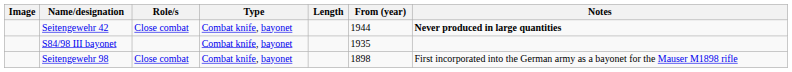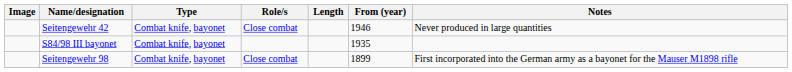columns swapped: (254, 12) <-> (166, 12)
(361, 28) 1944 -> (361, 28) 1946
(488, 28) bold -> (483, 28) normal
(361, 59) 1898 -> (361, 59) 1899
